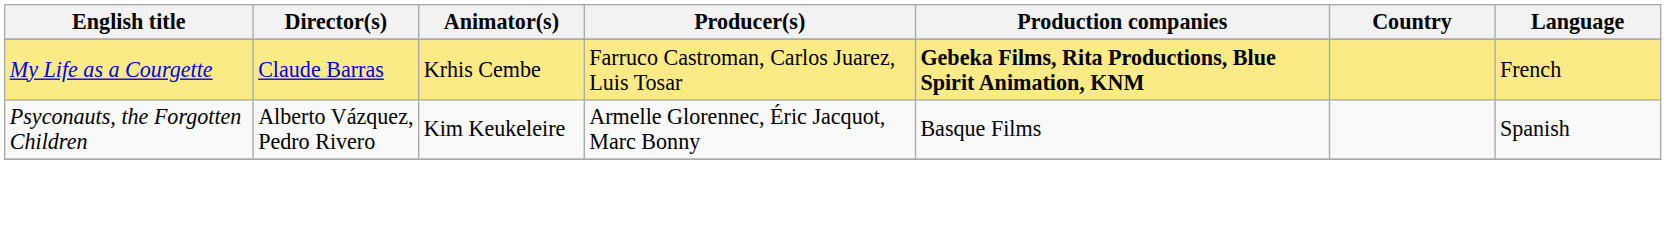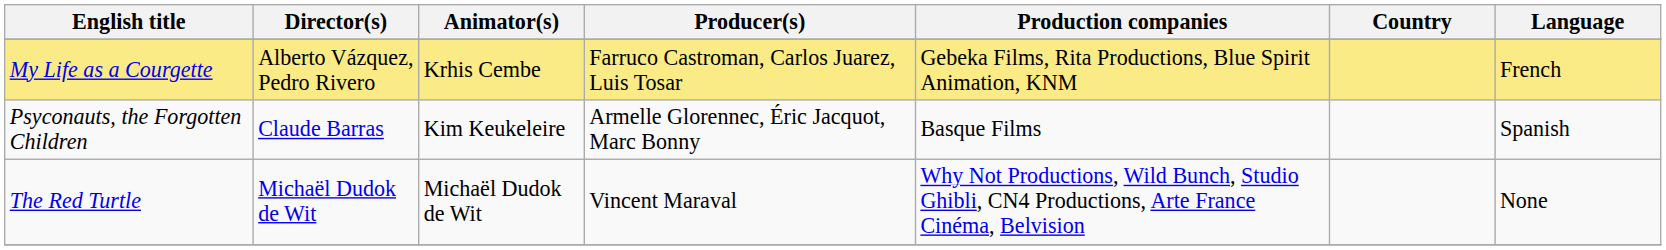(321, 69) Claude Barras -> (336, 69) Alberto Vázquez, Pedro Rivero
(1098, 69) bold -> (1115, 69) normal
(336, 129) Alberto Vázquez, Pedro Rivero -> (321, 129) Claude Barras
+ row: (75, 201)
